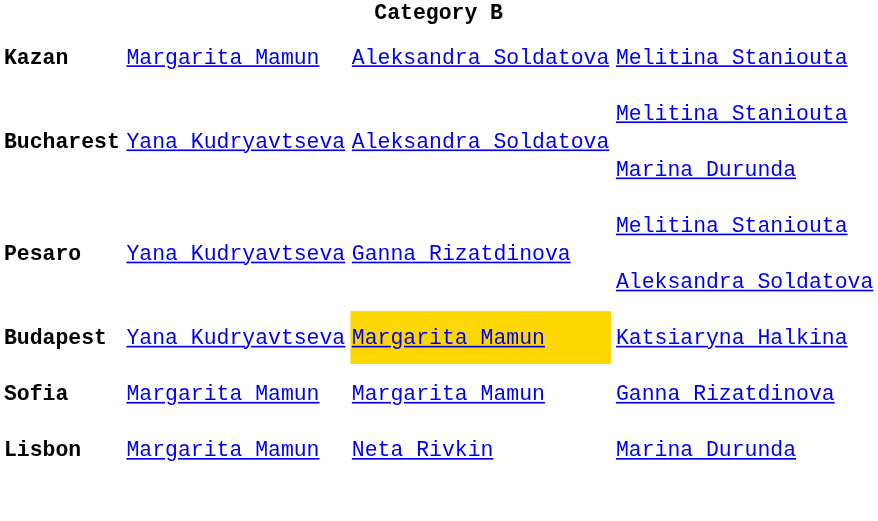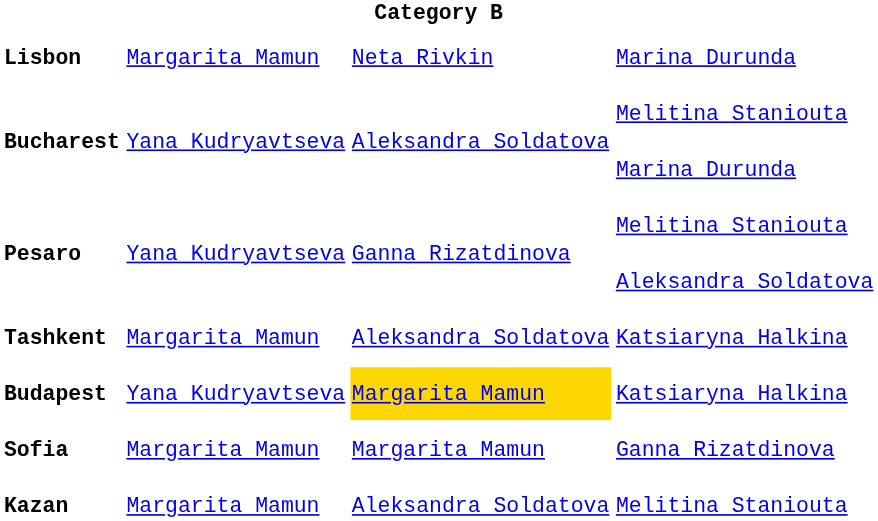rows swapped: (43, 450) <-> (36, 57)
+ row: (55, 338)
